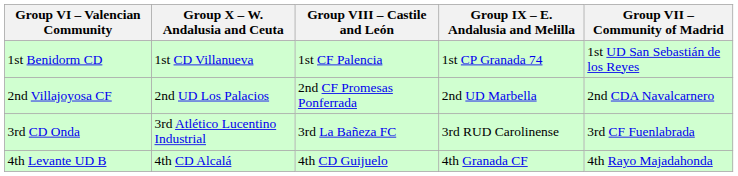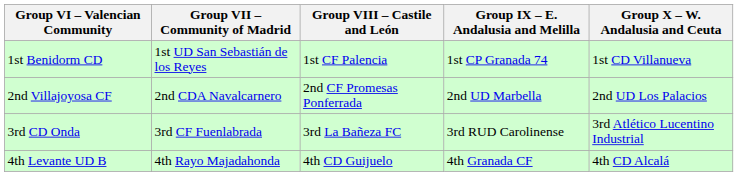columns swapped: (658, 22) <-> (223, 22)
